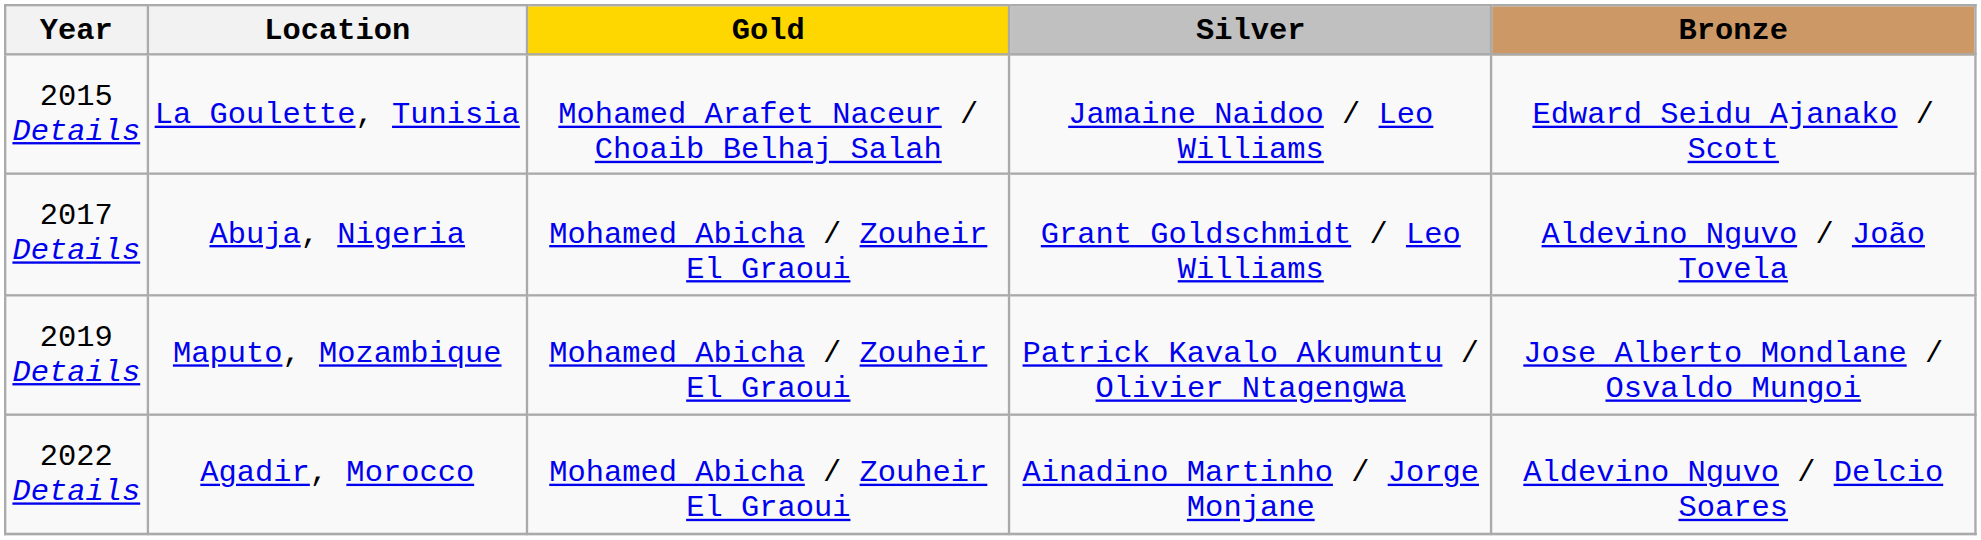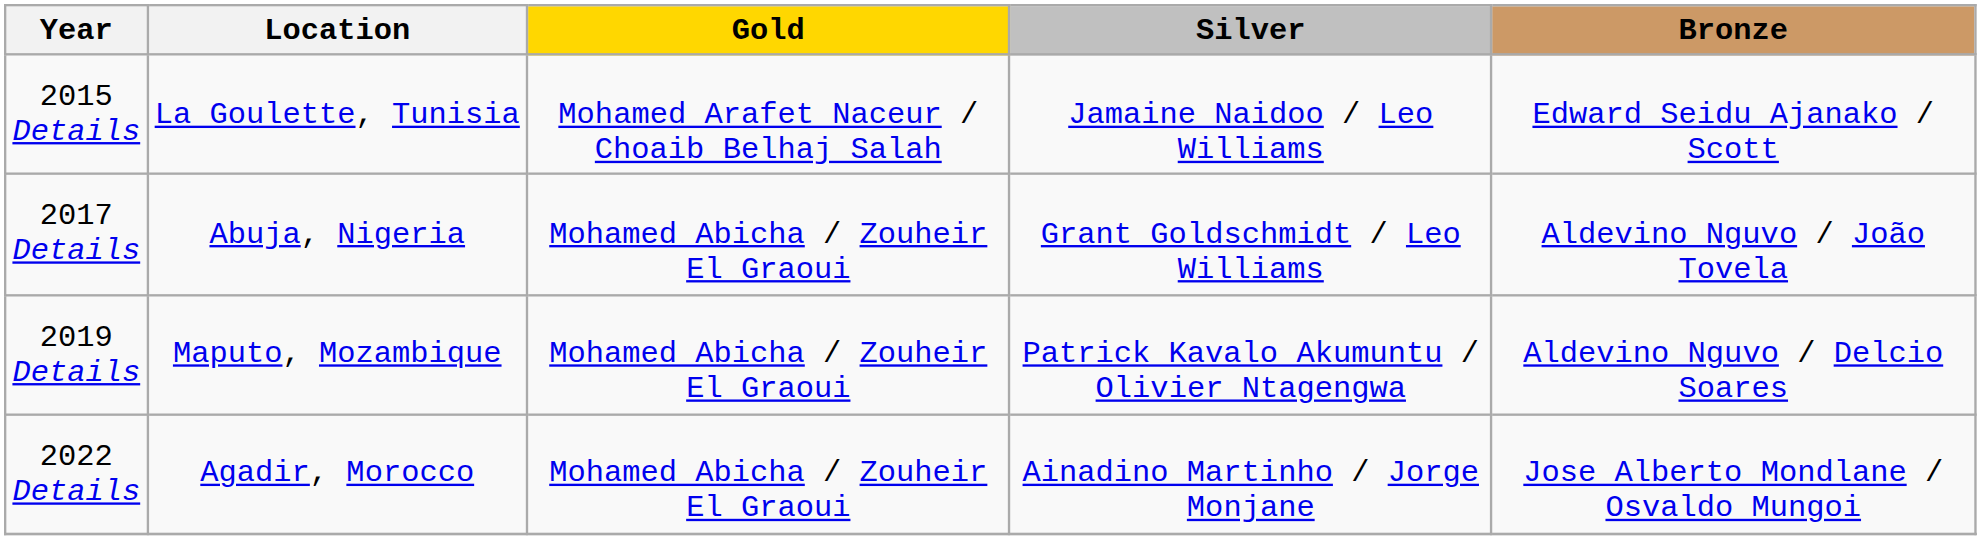(1733, 372) Jose Alberto Mondlane / Osvaldo Mungoi -> (1733, 372) Aldevino Nguvo / Delcio Soares
(1733, 492) Aldevino Nguvo / Delcio Soares -> (1733, 492) Jose Alberto Mondlane / Osvaldo Mungoi
